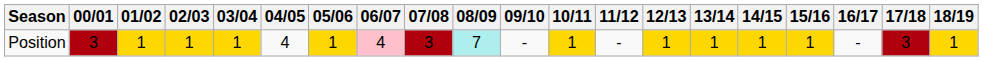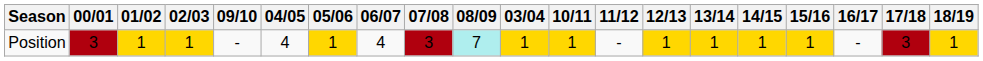columns swapped: (237, 17) <-> (524, 17)
(381, 42) pink background -> (381, 42) no background
